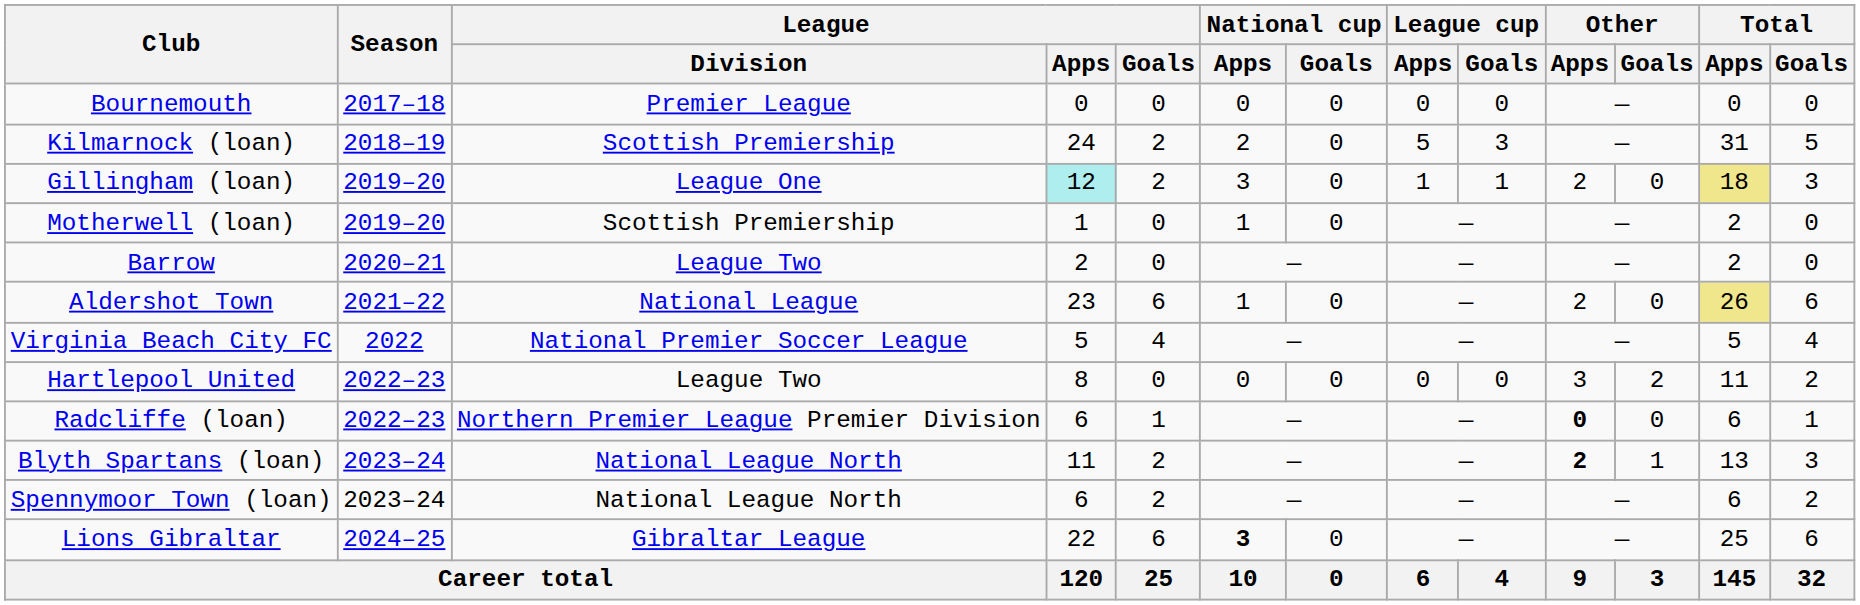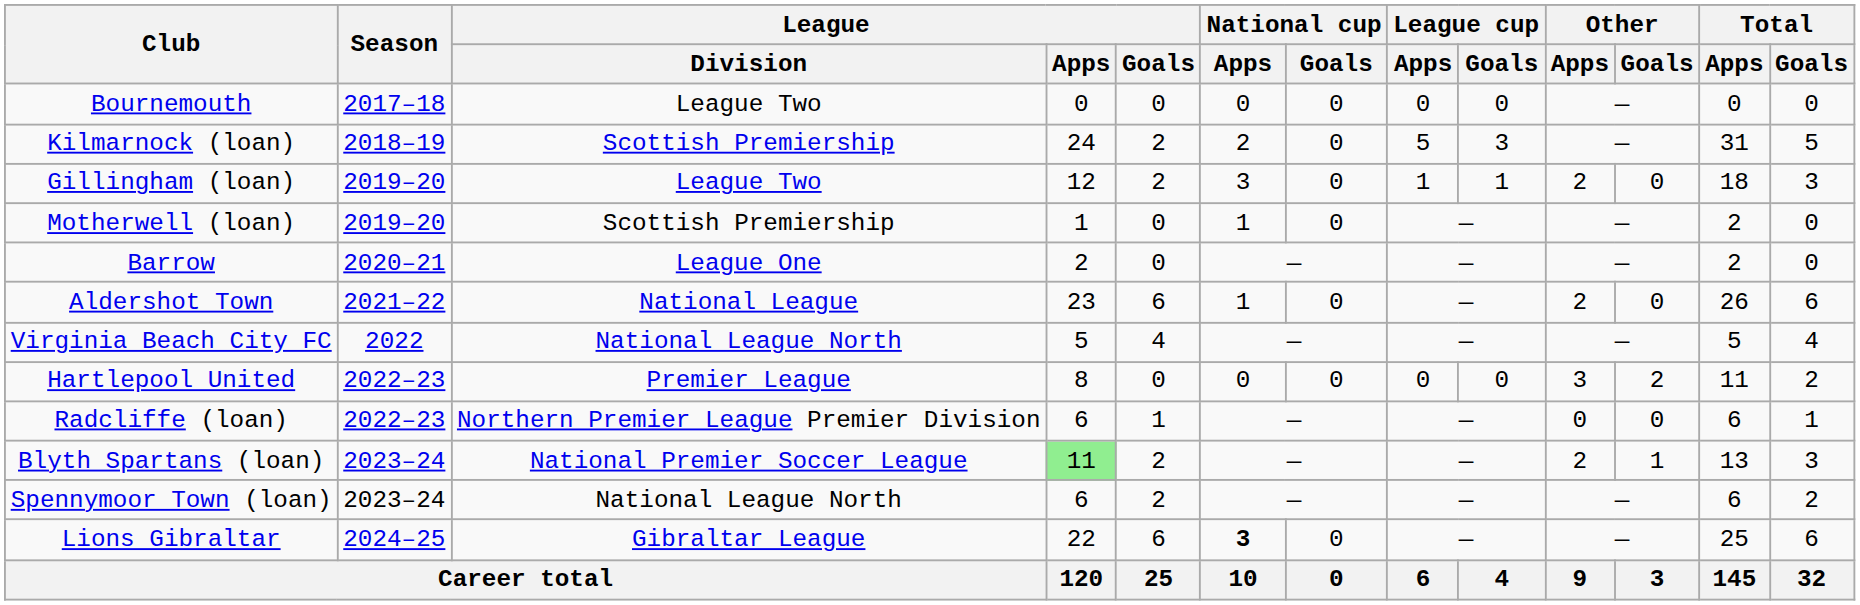(749, 104) Premier League -> (749, 104) League Two
(749, 183) League One -> (749, 183) League Two
(1081, 183) paleturquoise background -> (1081, 183) no background
(1734, 183) khaki background -> (1734, 183) no background
(749, 262) League Two -> (749, 262) League One
(1734, 302) khaki background -> (1734, 302) no background
(749, 342) National Premier Soccer League -> (749, 342) National League North
(749, 381) League Two -> (749, 381) Premier League
(1580, 421) bold -> (1580, 421) normal
(749, 461) National League North -> (749, 461) National Premier Soccer League
(1081, 461) no background -> (1081, 461) lightgreen background
(1580, 461) bold -> (1580, 461) normal
